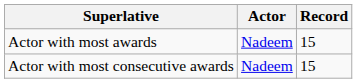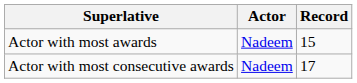(308, 66) 15 -> (308, 66) 17
